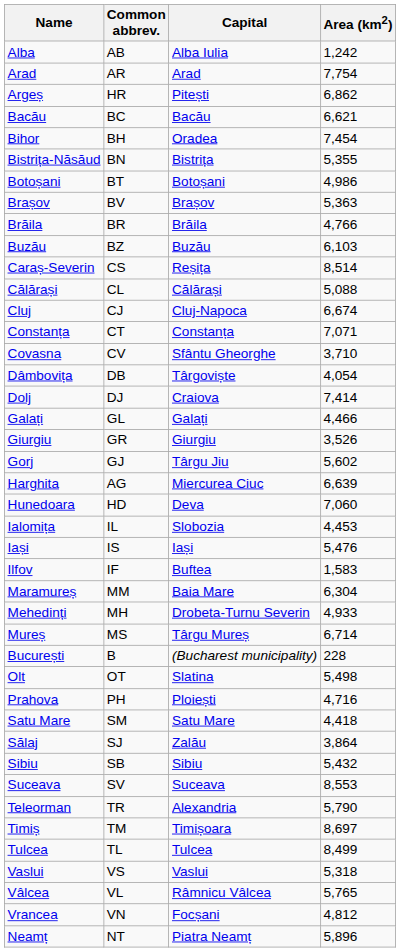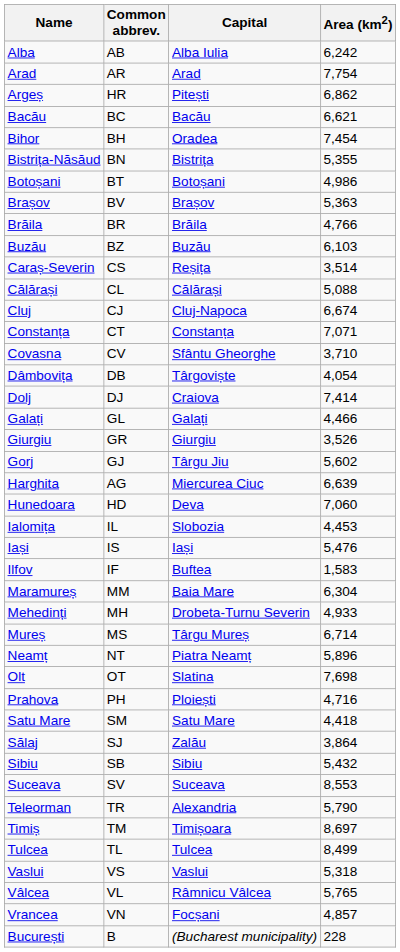(340, 52) 1,242 -> (340, 52) 6,242
(340, 267) 8,514 -> (340, 267) 3,514
rows swapped: (28, 936) <-> (36, 656)
(340, 677) 5,498 -> (340, 677) 7,698
(340, 914) 4,812 -> (340, 914) 4,857
